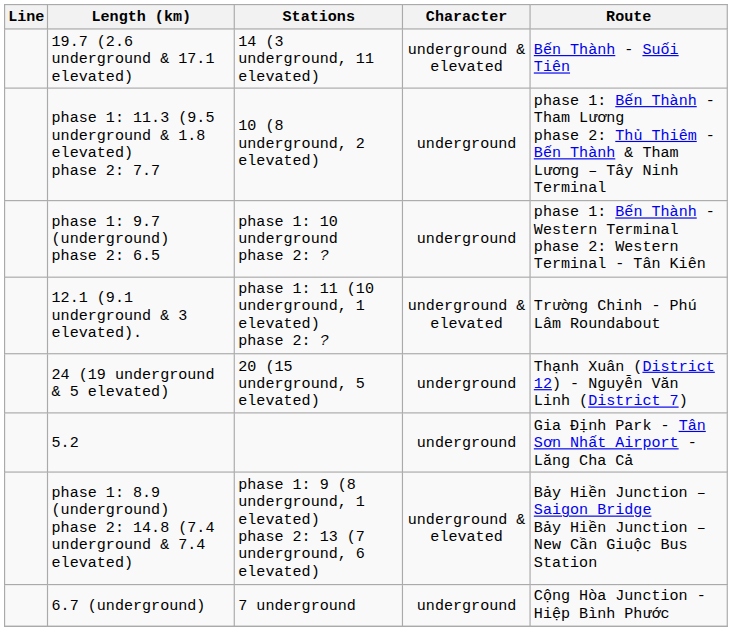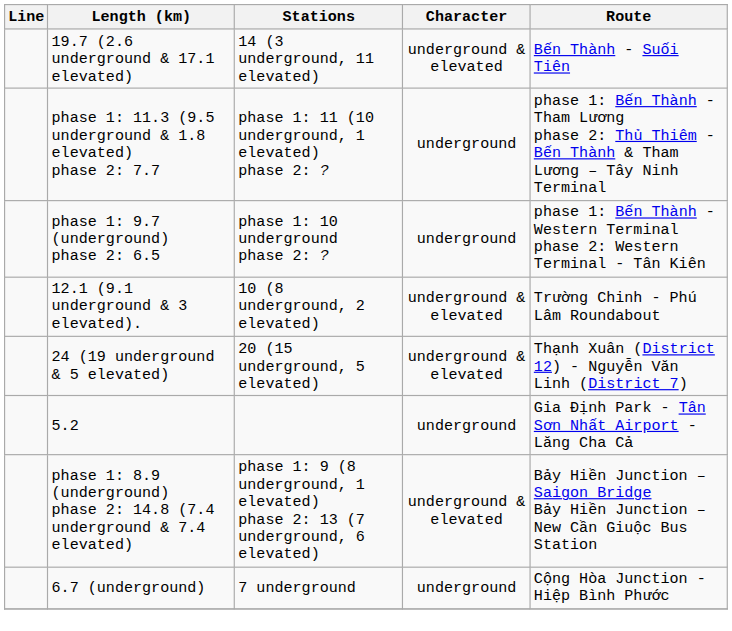(302, 144) 10 (8 underground, 2 elevated) -> (306, 144) phase 1: 11 (10 underground, 1 elevated) phase 2: ?
(306, 315) phase 1: 11 (10 underground, 1 elevated) phase 2: ? -> (302, 307) 10 (8 underground, 2 elevated)
(467, 383) underground -> (467, 366) underground & elevated
